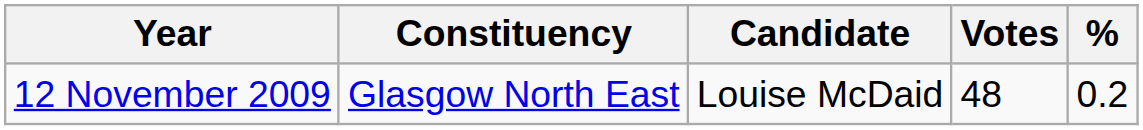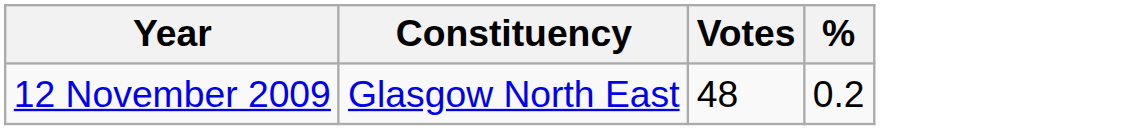- column: (820, 34)
